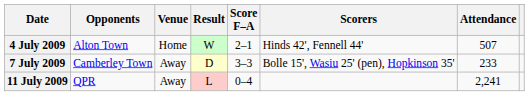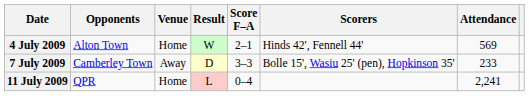(488, 44) 507 -> (488, 44) 569
(173, 81) Away -> (173, 81) Home
